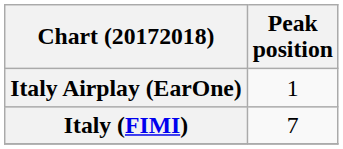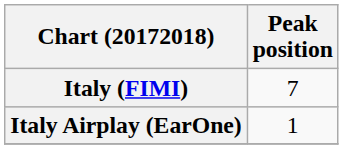rows swapped: (126, 125) <-> (126, 87)
